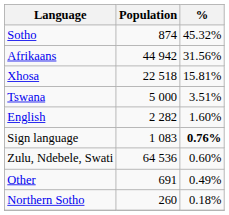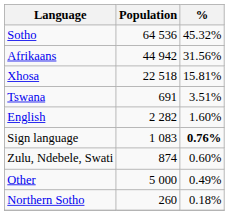(168, 35) 874 -> (160, 35) 64 536
(163, 97) 5 000 -> (168, 97) 691
(160, 158) 64 536 -> (168, 158) 874
(168, 179) 691 -> (163, 179) 5 000
